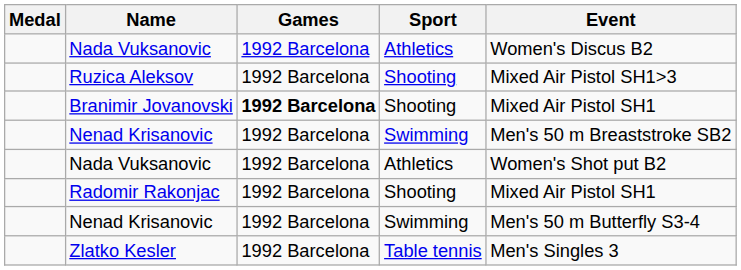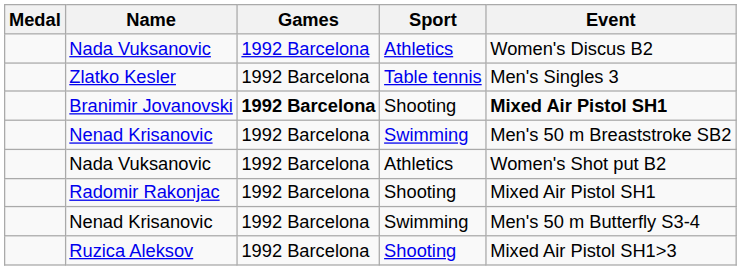rows swapped: (131, 77) <-> (123, 251)
(573, 106) normal -> (579, 106) bold
